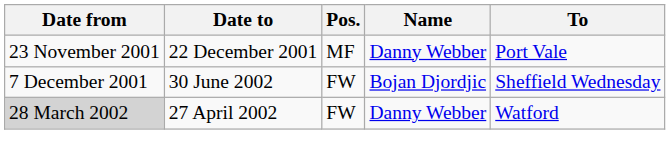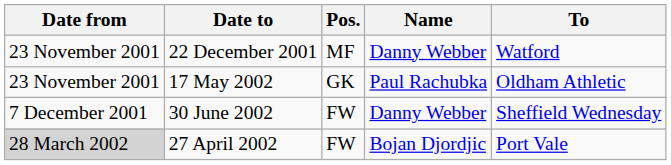(531, 50) Port Vale -> (528, 50) Watford
+ row: (221, 81)
(428, 81) Bojan Djordjic -> (428, 112) Danny Webber
(428, 112) Danny Webber -> (428, 143) Bojan Djordjic
(527, 112) Watford -> (532, 143) Port Vale
